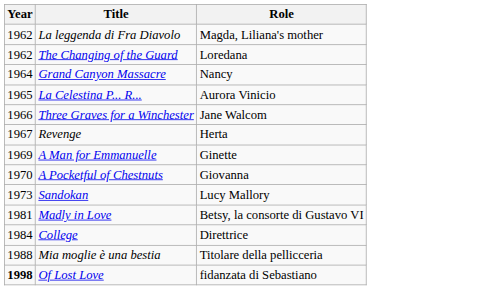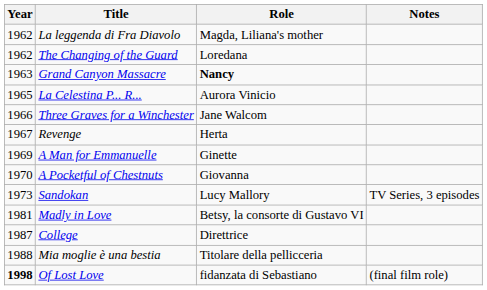+ column: (424, 14)
(20, 74) 1964 -> (20, 74) 1963
(216, 74) normal -> (217, 74) bold
(20, 235) 1984 -> (20, 235) 1987
